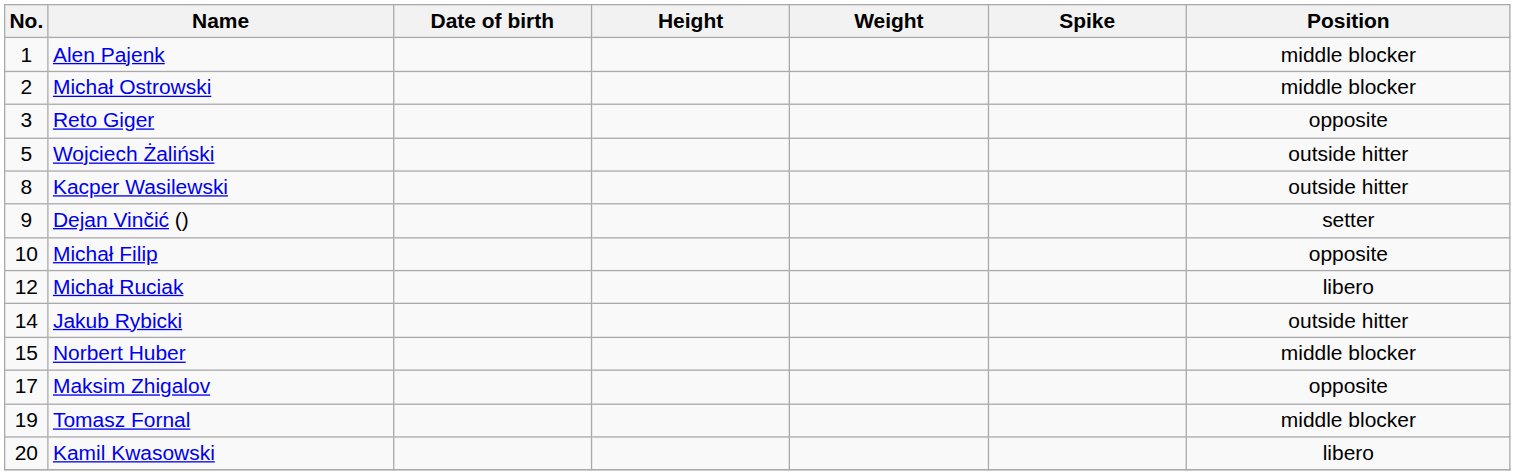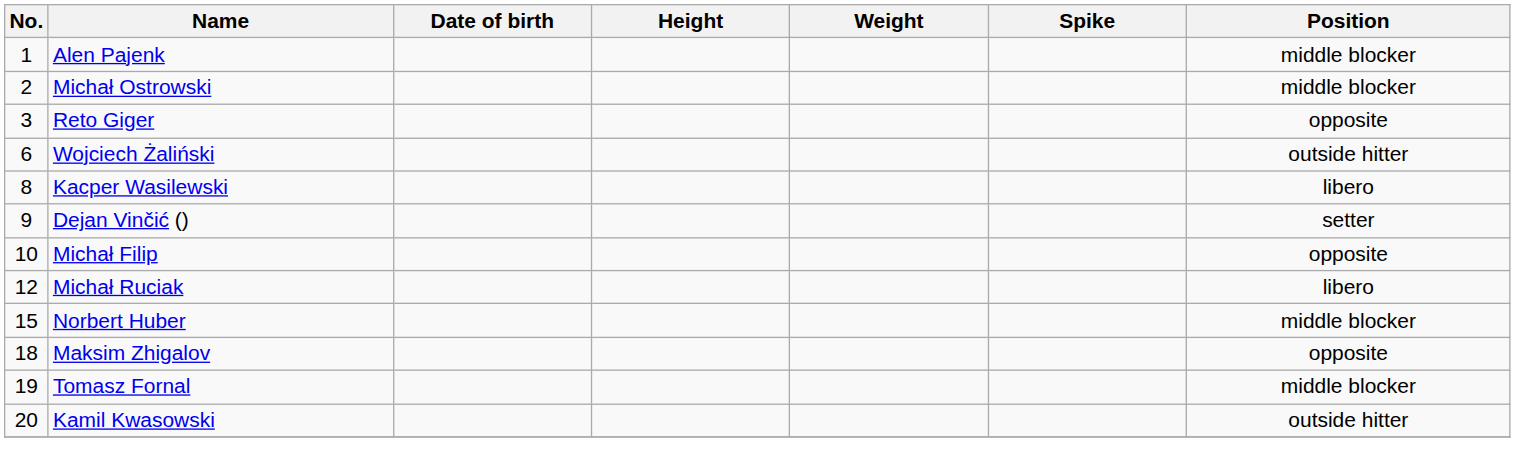(26, 154) 5 -> (26, 154) 6
(1348, 187) outside hitter -> (1348, 187) libero
- row: (118, 320)
(26, 386) 17 -> (26, 353) 18
(1348, 453) libero -> (1348, 420) outside hitter
